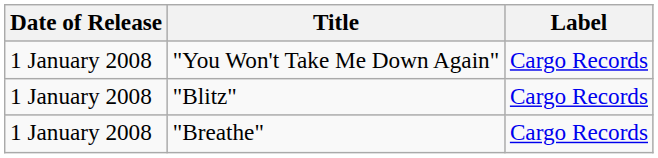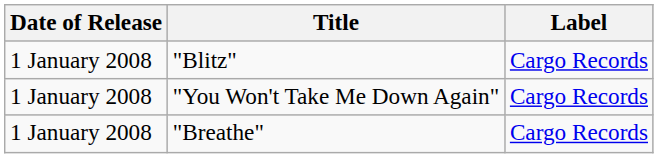rows swapped: (205, 96) <-> (336, 59)
